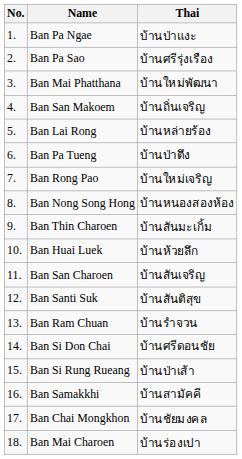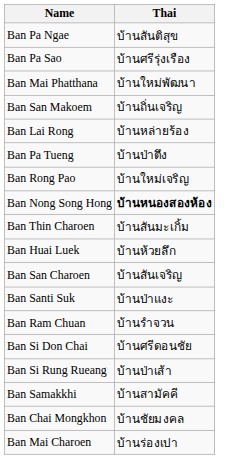- column: (16, 13)
(168, 35) บ้านป่าแงะ -> (148, 35) บ้านสันติสุข
(187, 203) normal -> (164, 203) bold
(171, 299) บ้านสันติสุข -> (146, 299) บ้านป่าแงะ
